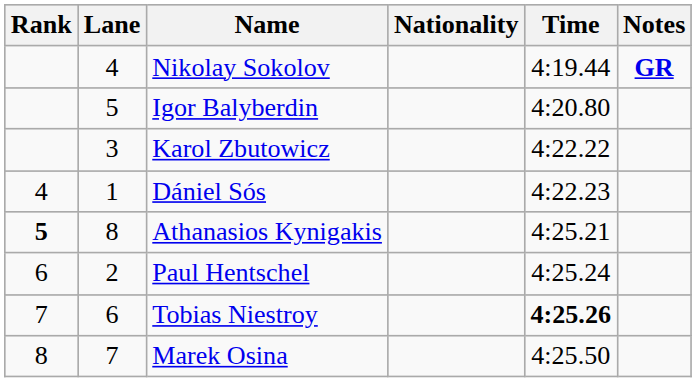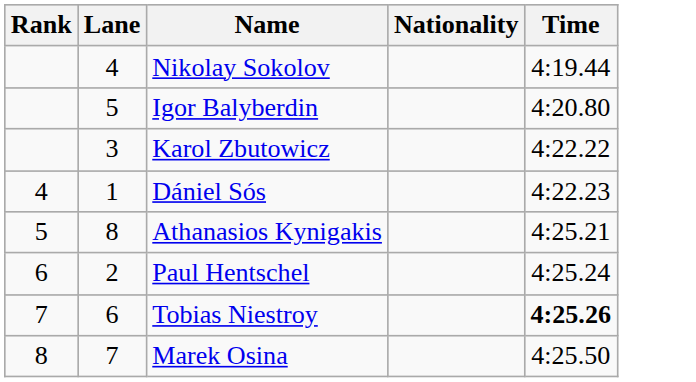- column: (654, 25)
(41, 231) bold -> (41, 231) normal
